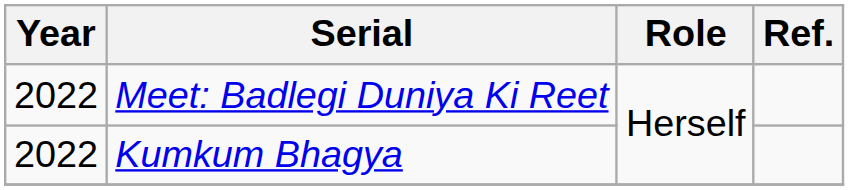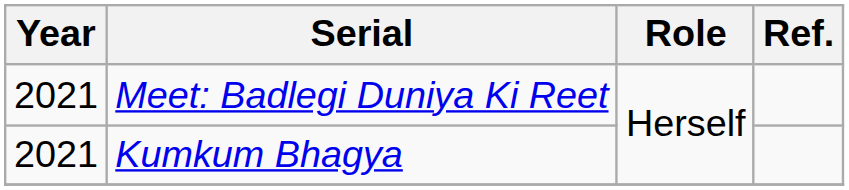(56, 94) 2022 -> (56, 94) 2021
(56, 154) 2022 -> (56, 154) 2021
